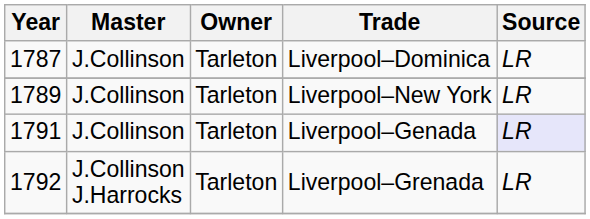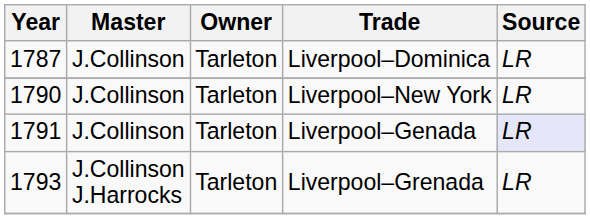(36, 95) 1789 -> (36, 95) 1790
(36, 181) 1792 -> (36, 181) 1793
